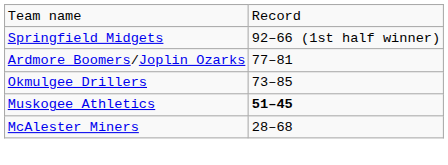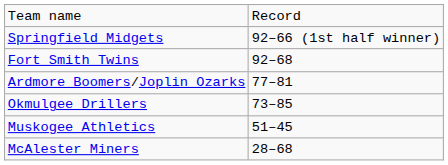+ row: (73, 60)
(272, 105) bold -> (272, 127) normal
